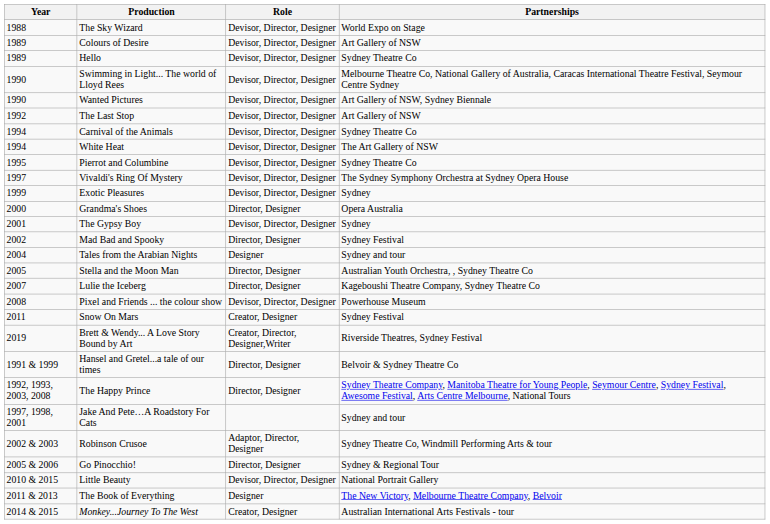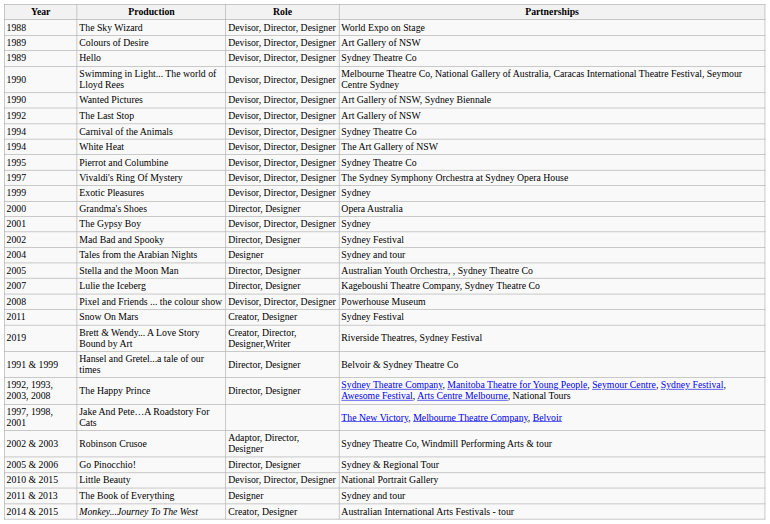(373, 417) Sydney and tour -> (452, 417) The New Victory, Melbourne Theatre Company, Belvoir
(452, 496) The New Victory, Melbourne Theatre Company, Belvoir -> (373, 496) Sydney and tour
